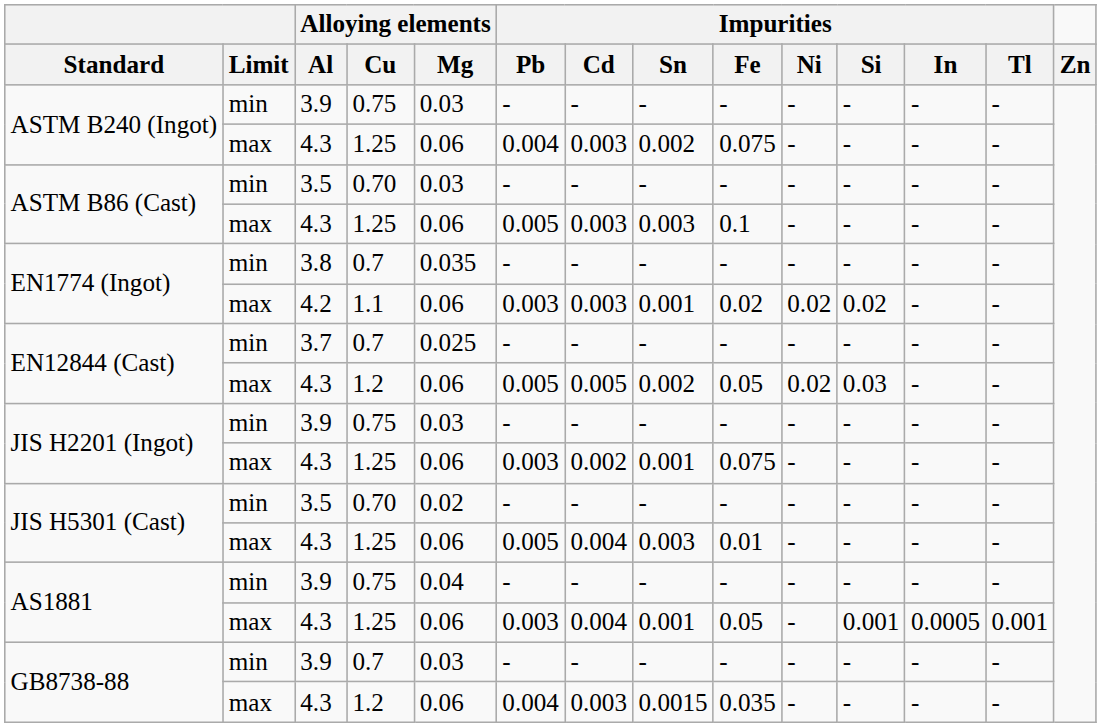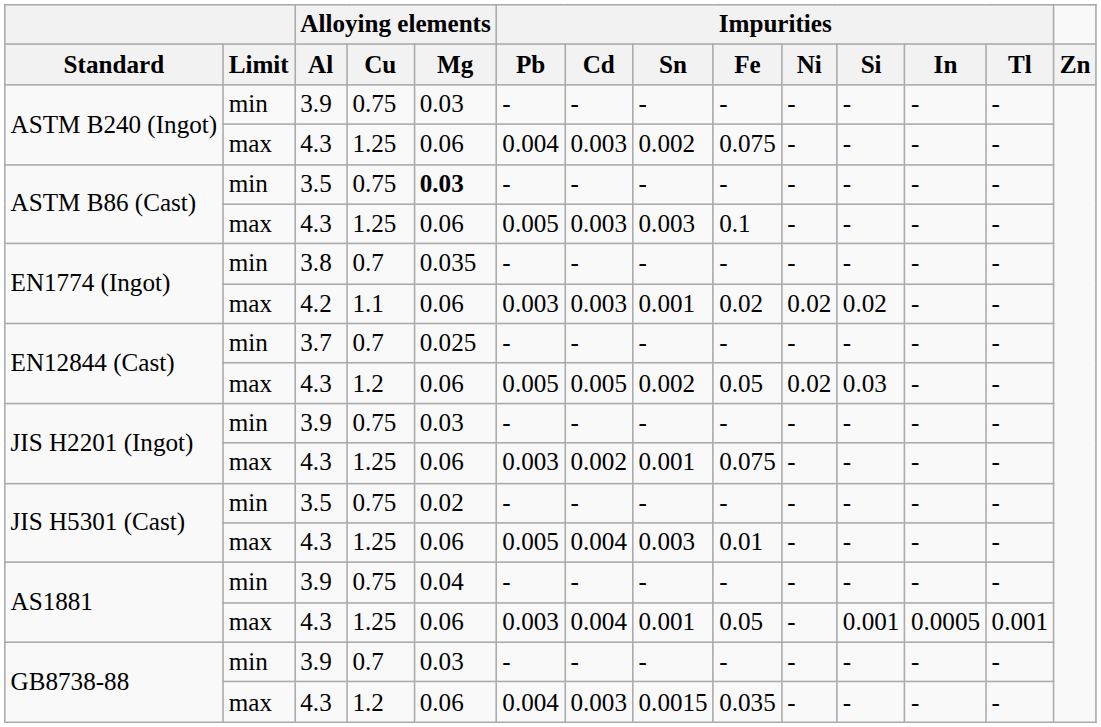(374, 183) 0.70 -> (374, 183) 0.75
(442, 183) normal -> (442, 183) bold
(374, 502) 0.70 -> (374, 502) 0.75
